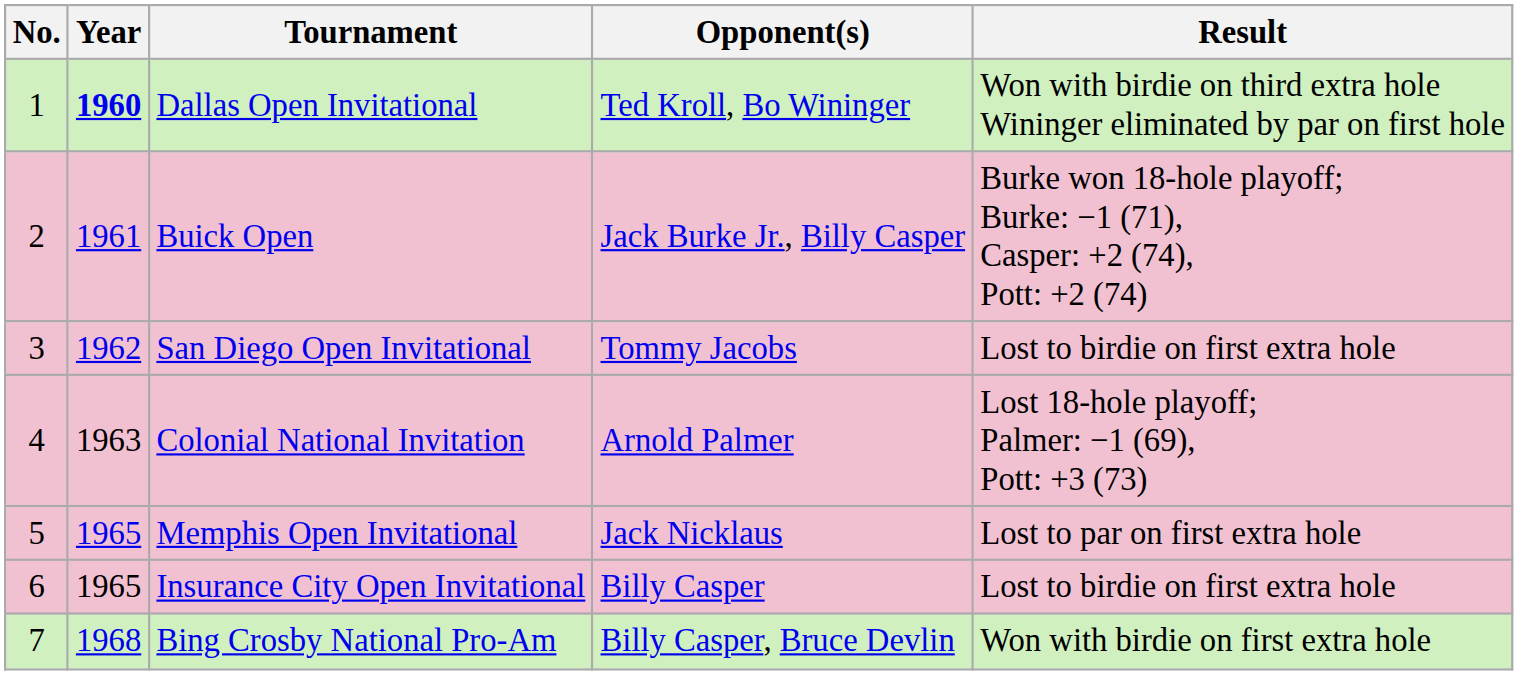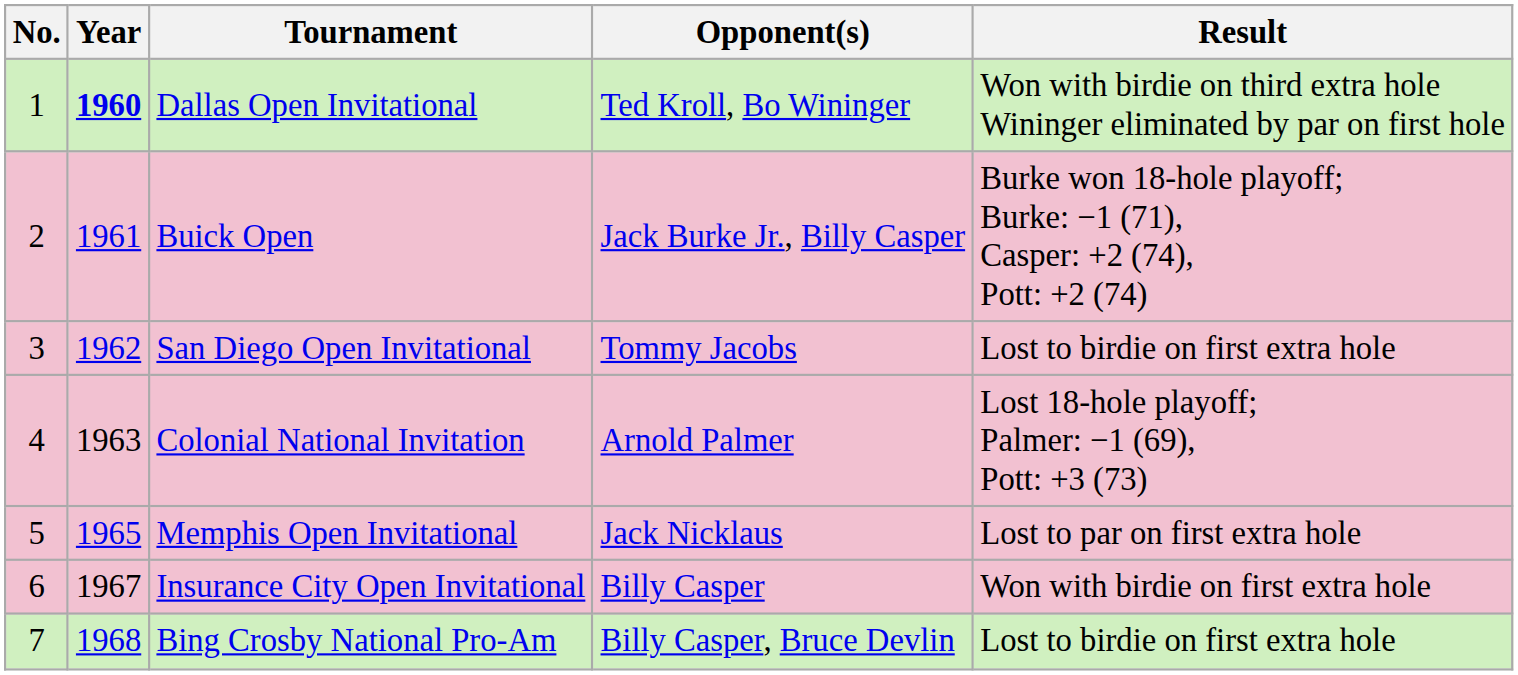(109, 587) 1965 -> (109, 587) 1967
(1188, 587) Lost to birdie on first extra hole -> (1206, 587) Won with birdie on first extra hole
(1206, 641) Won with birdie on first extra hole -> (1188, 641) Lost to birdie on first extra hole
